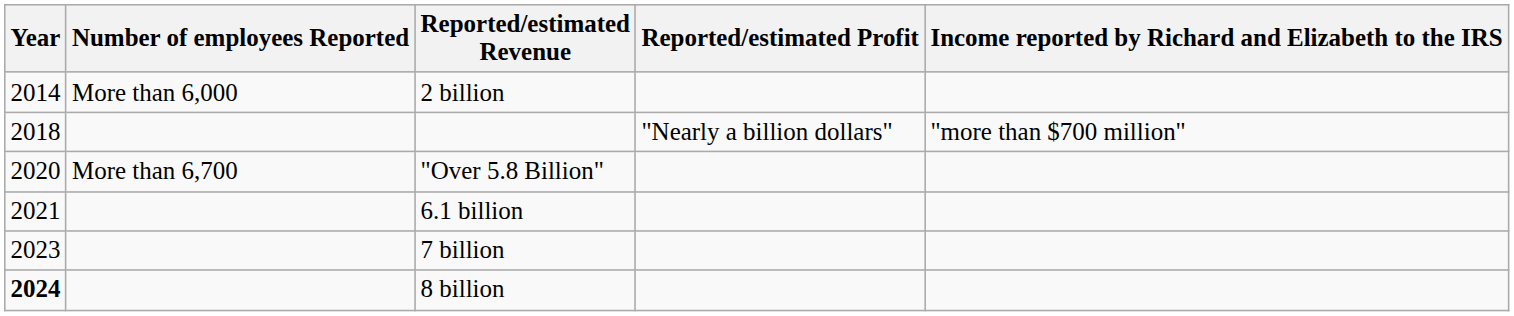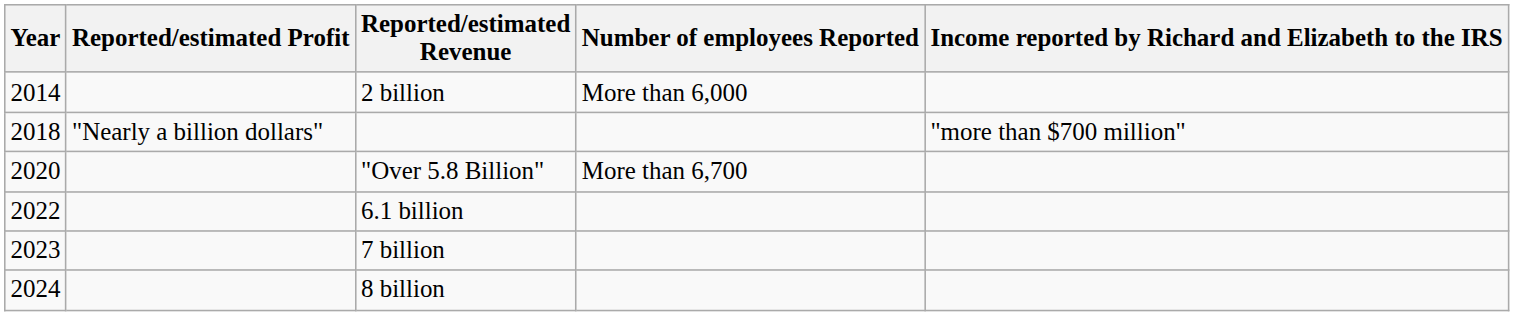columns swapped: (241, 38) <-> (780, 38)
(35, 210) 2021 -> (35, 210) 2022
(35, 289) bold -> (35, 289) normal
